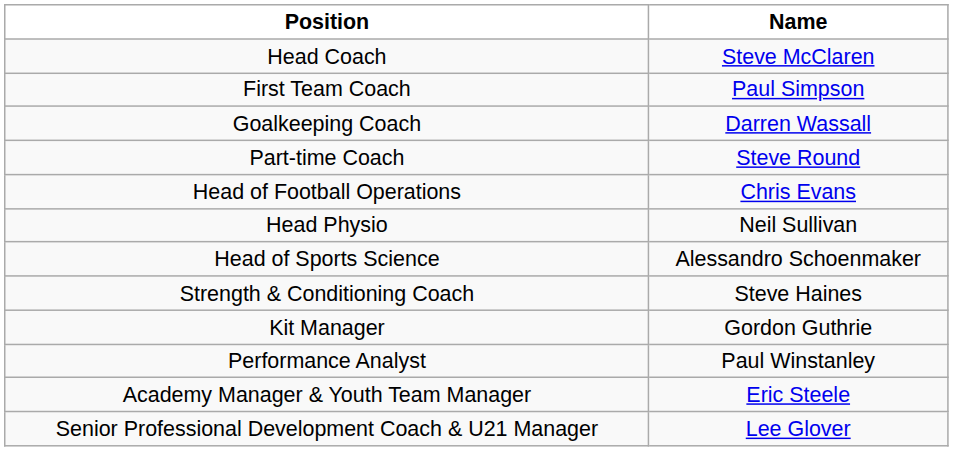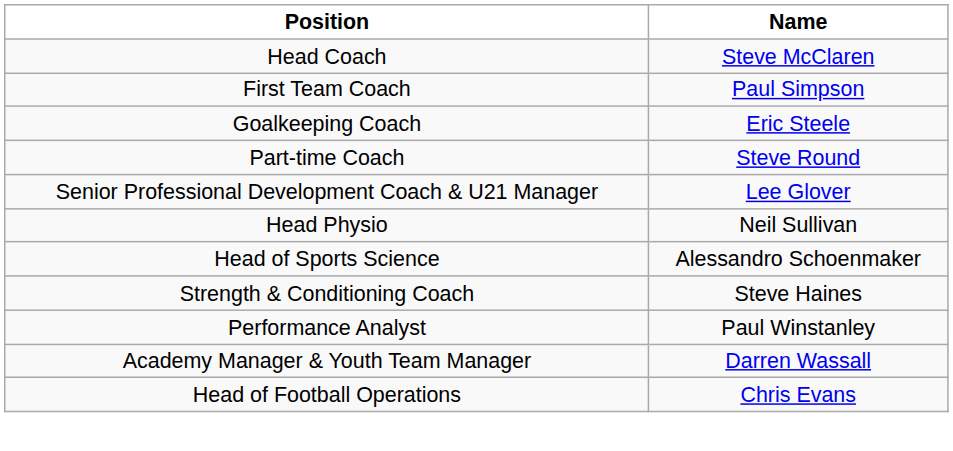(798, 124) Darren Wassall -> (798, 124) Eric Steele
rows swapped: (327, 192) <-> (327, 429)
- row: (327, 327)
(798, 395) Eric Steele -> (798, 361) Darren Wassall
